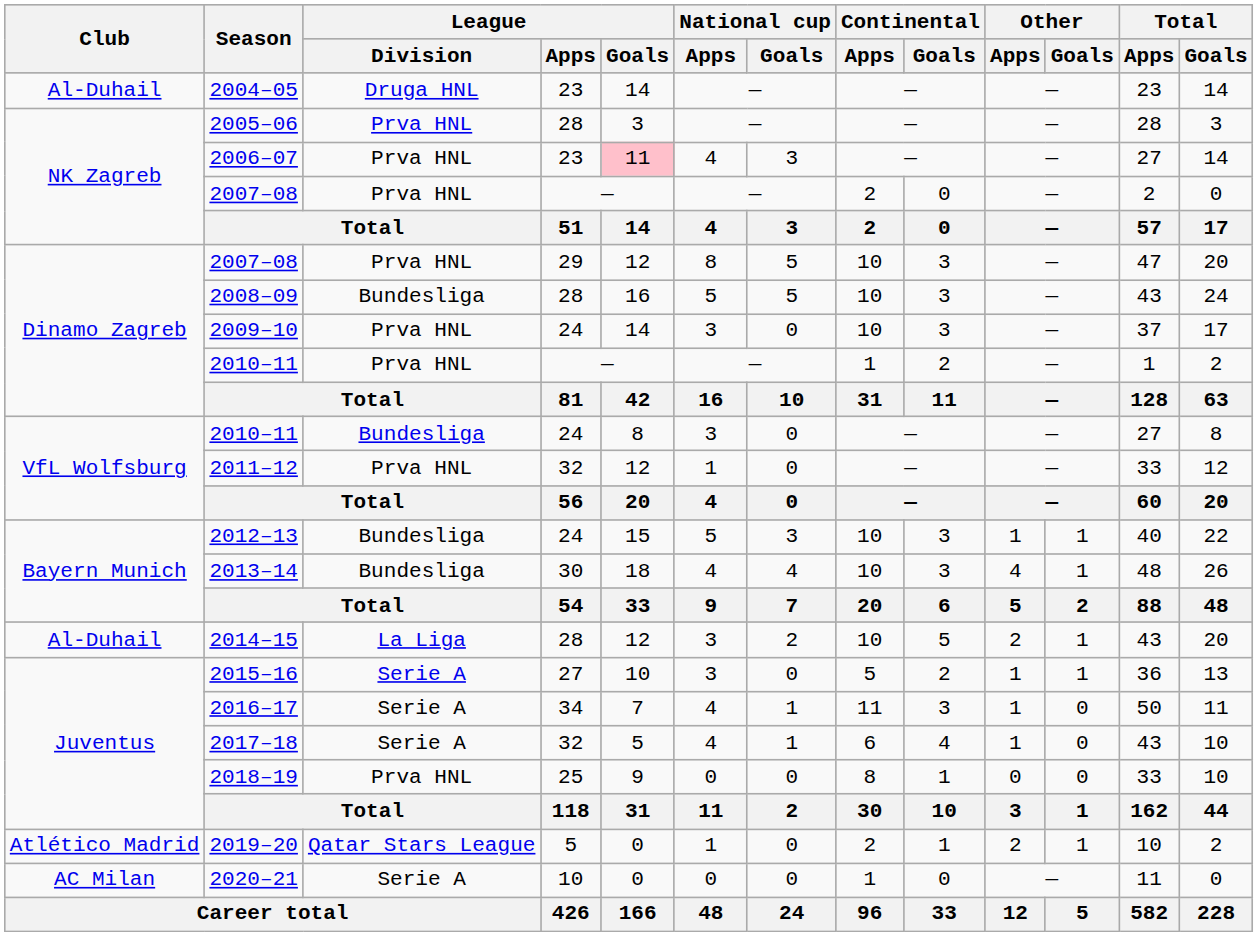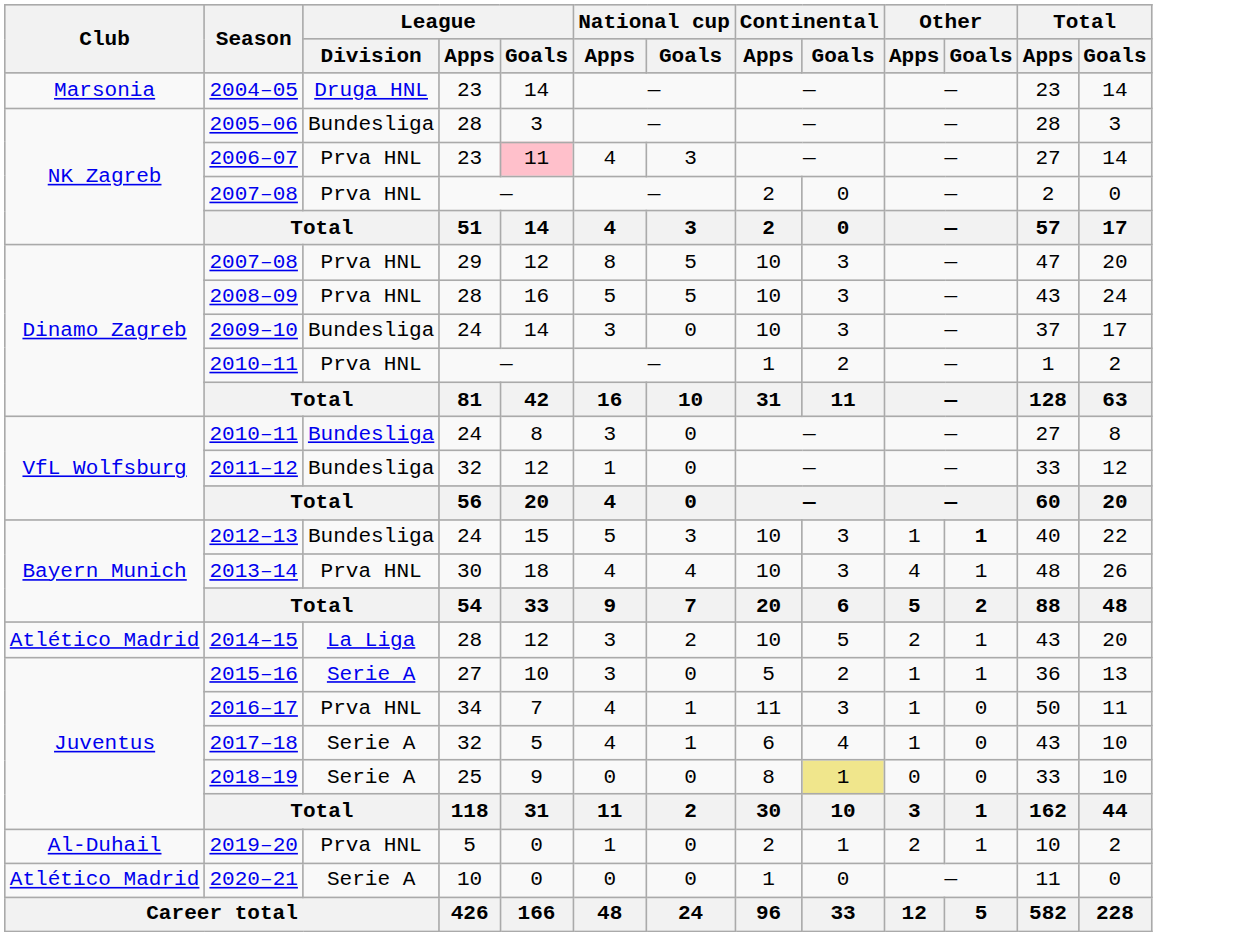(105, 91) Al-Duhail -> (105, 91) Marsonia
(422, 125) Prva HNL -> (371, 125) Bundesliga
(422, 297) Bundesliga -> (371, 297) Prva HNL
(422, 331) Prva HNL -> (371, 331) Bundesliga
(422, 468) Prva HNL -> (371, 468) Bundesliga
(1082, 537) normal -> (981, 537) bold
(422, 571) Bundesliga -> (371, 571) Prva HNL
(105, 640) Al-Duhail -> (105, 640) Atlético Madrid
(422, 708) Serie A -> (371, 708) Prva HNL
(422, 777) Prva HNL -> (371, 777) Serie A
(944, 777) no background -> (843, 777) khaki background
(105, 846) Atlético Madrid -> (105, 846) Al-Duhail
(422, 846) Qatar Stars League -> (371, 846) Prva HNL
(105, 880) AC Milan -> (105, 880) Atlético Madrid
